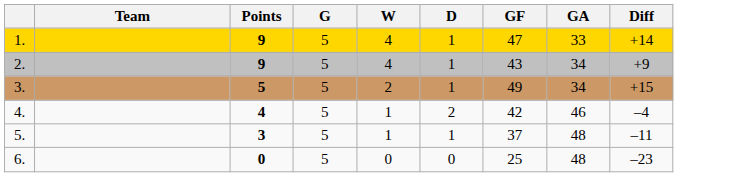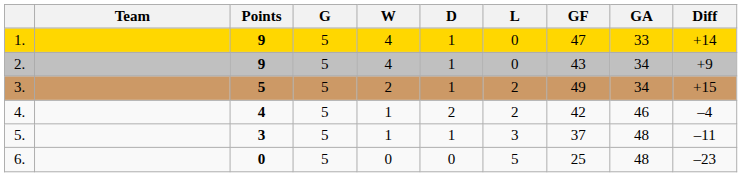+ column: (515, 16)
